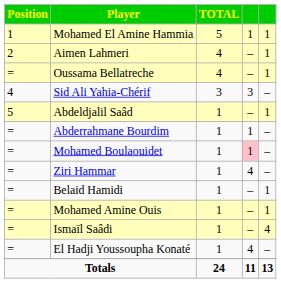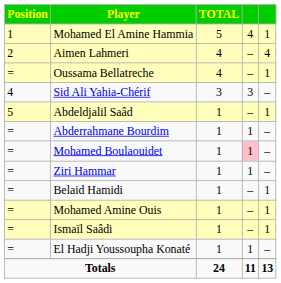(250, 34) 1 -> (250, 34) 4
(267, 53) 1 -> (267, 53) 4
(250, 170) 4 -> (250, 170) 1
(267, 229) 4 -> (267, 229) 1
(250, 249) 4 -> (250, 249) 1
